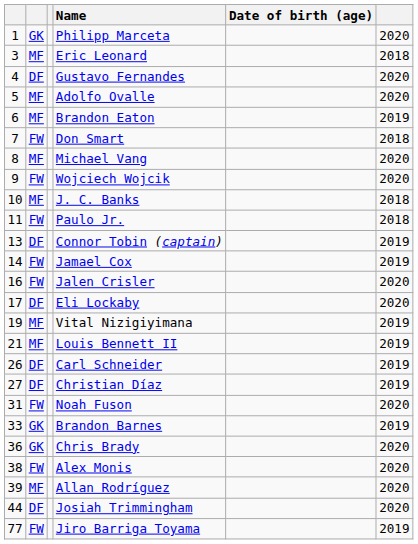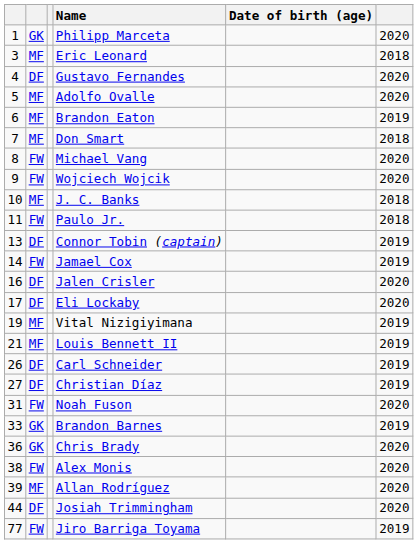(36, 138) FW -> (36, 138) MF
(36, 159) MF -> (36, 159) FW
(36, 282) FW -> (36, 282) DF
